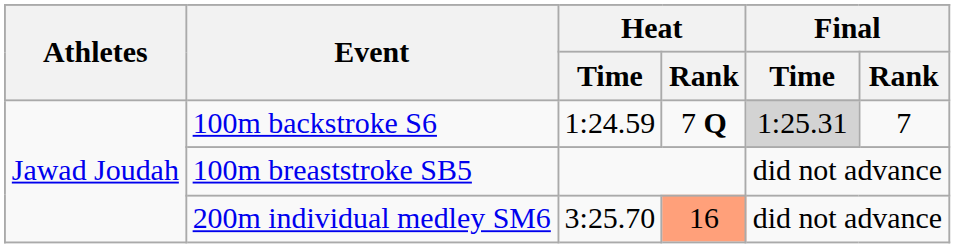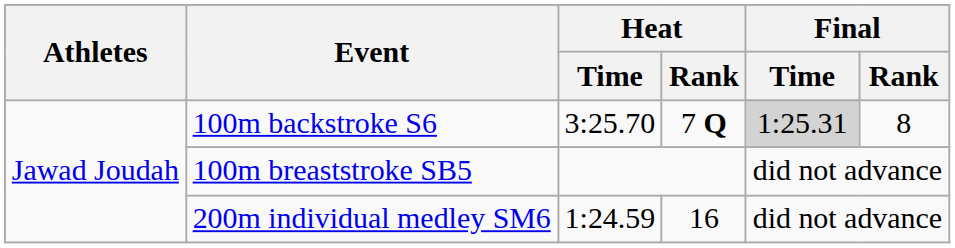(610, 123) 1:24.59 -> (610, 123) 3:25.70
(904, 123) 7 -> (904, 123) 8
(610, 218) 3:25.70 -> (610, 218) 1:24.59
(704, 218) lightsalmon background -> (704, 218) no background
